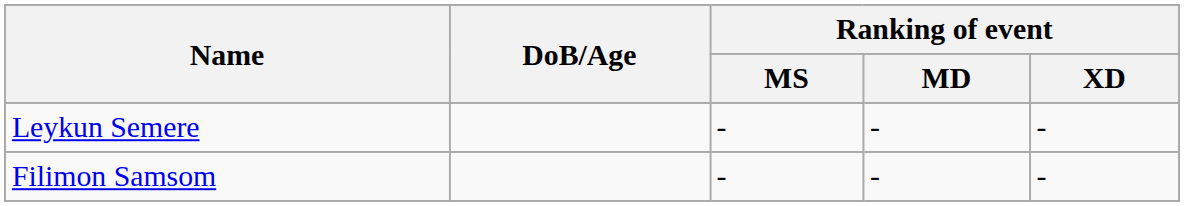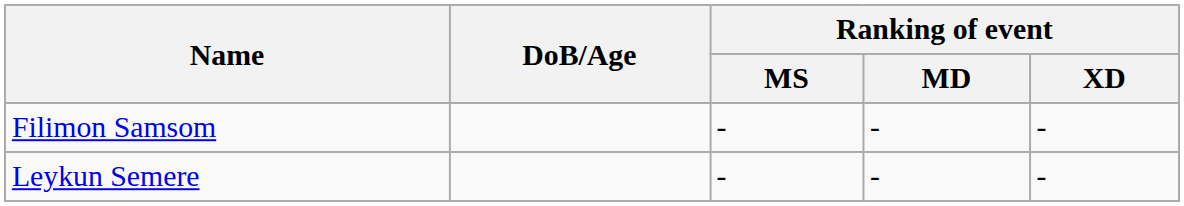rows swapped: (114, 176) <-> (106, 127)
